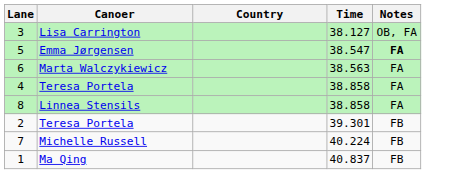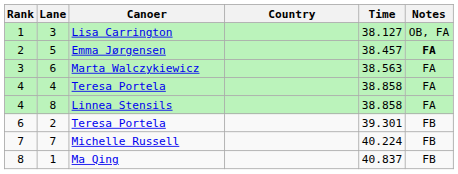+ column: (21, 14)
(350, 50) 38.547 -> (382, 50) 38.457
